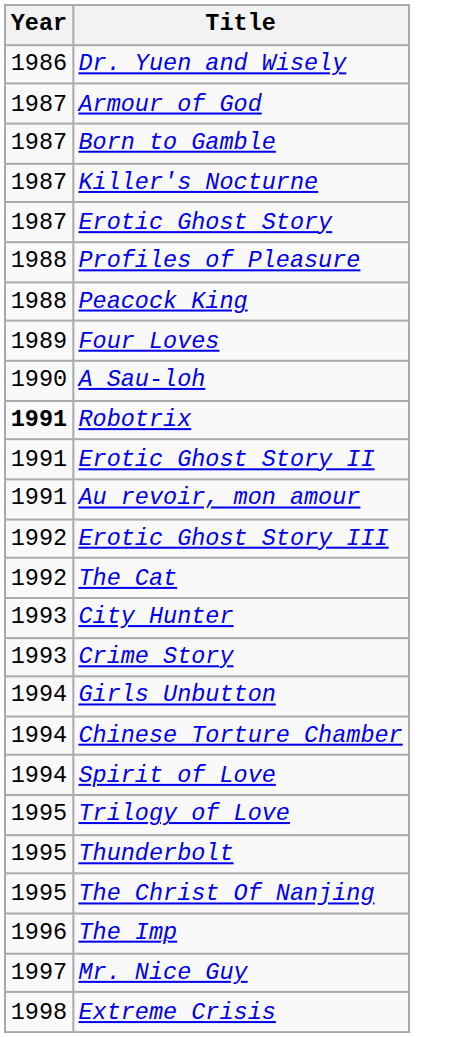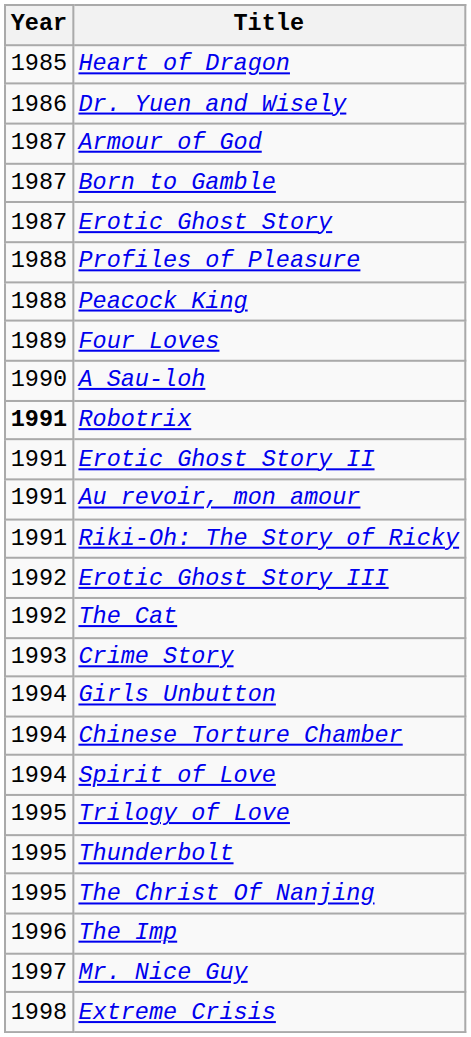+ row: (184, 64)
- row: (198, 182)
+ row: (269, 538)
- row: (156, 617)
